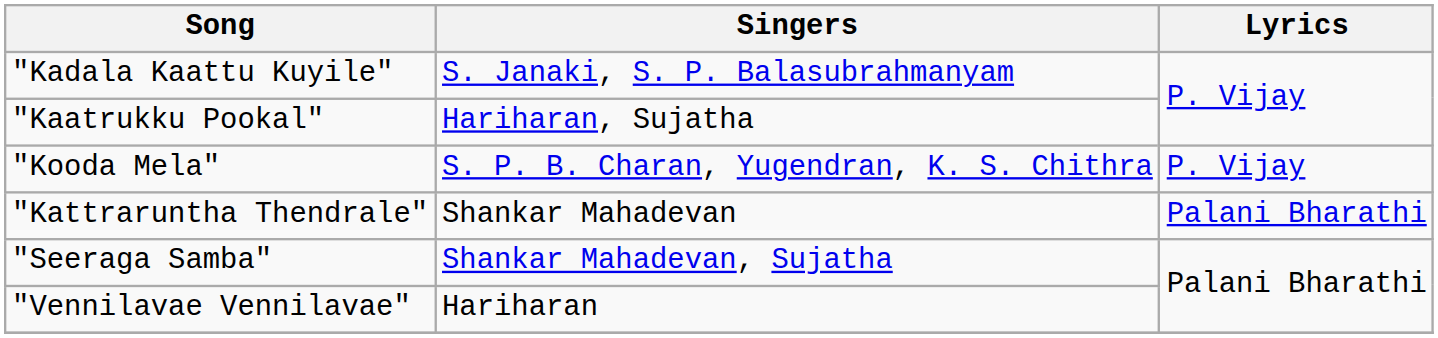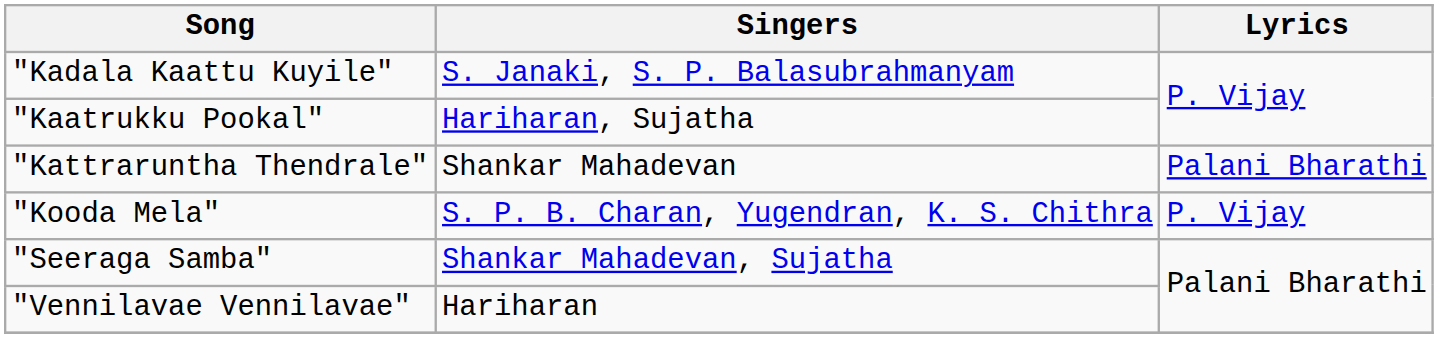rows swapped: (220, 215) <-> (116, 169)
